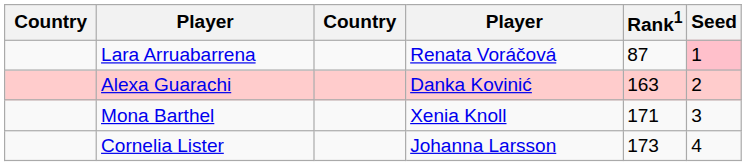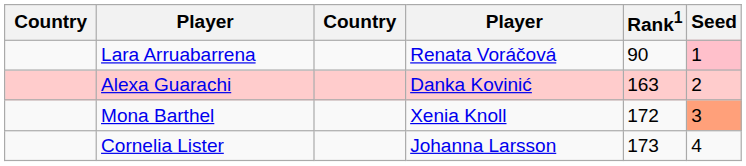(638, 54) 87 -> (638, 54) 90
(643, 115) 171 -> (643, 115) 172
(697, 115) no background -> (697, 115) lightsalmon background
